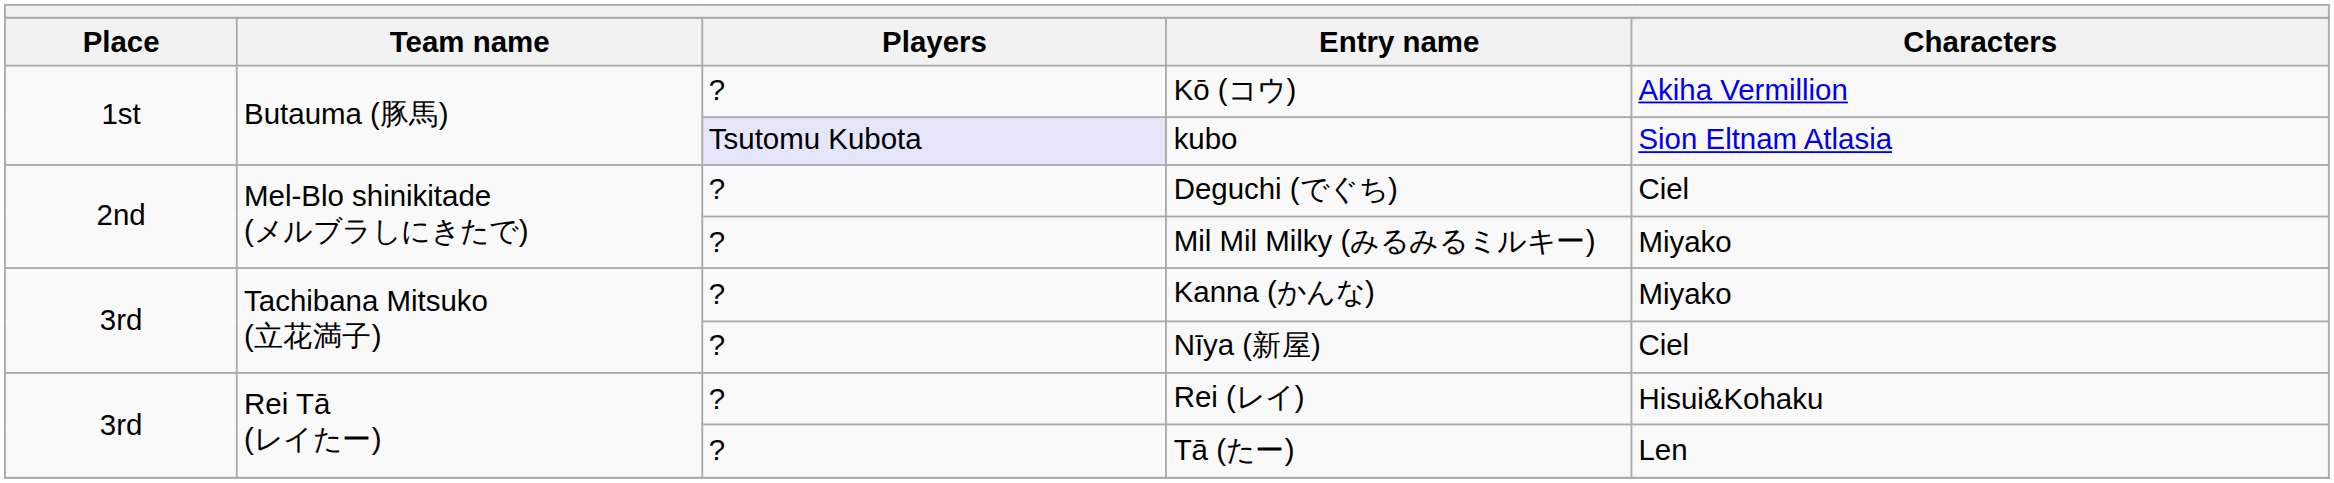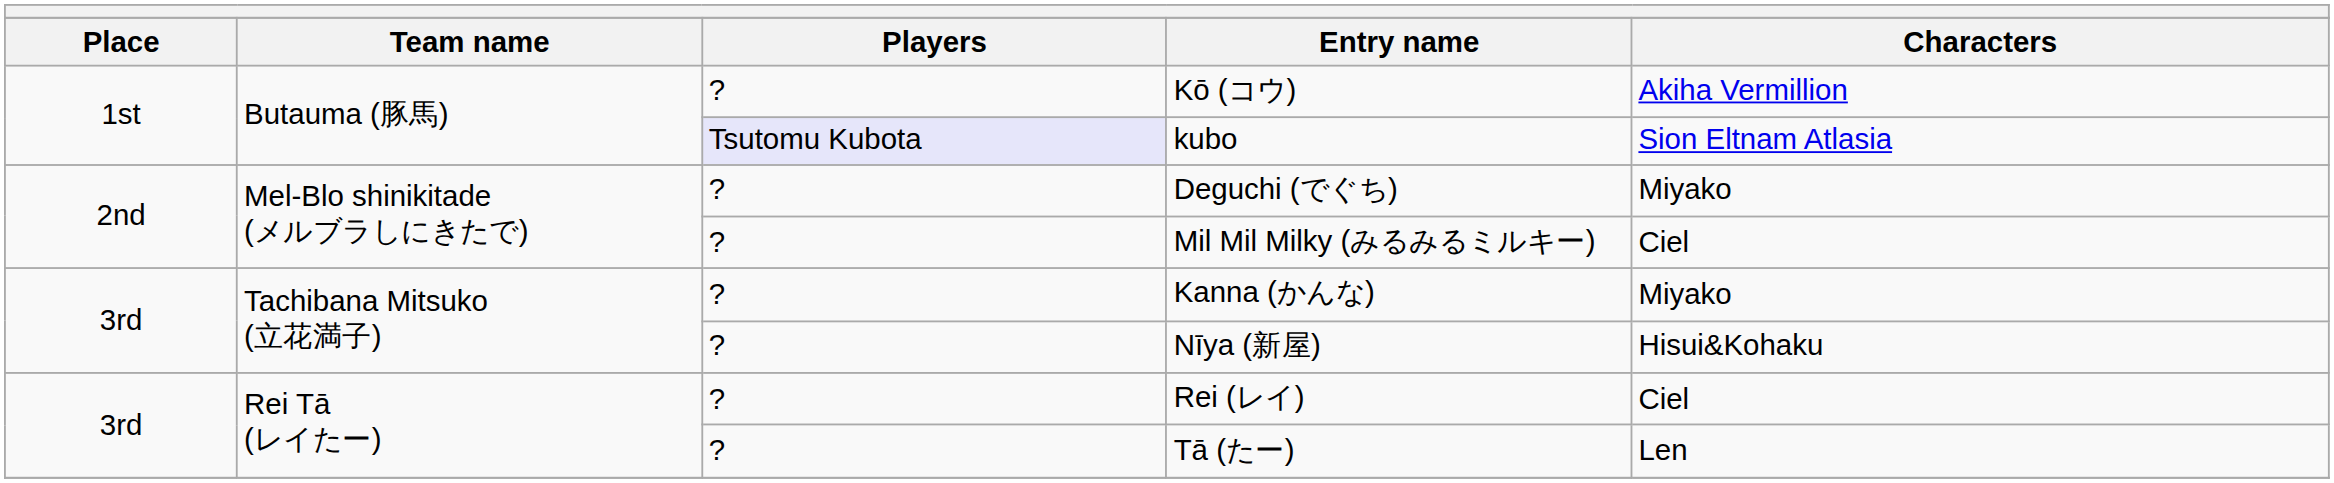(1664, 189) Ciel -> (1685, 189) Miyako
(1685, 241) Miyako -> (1664, 241) Ciel
(1664, 346) Ciel -> (1731, 346) Hisui&Kohaku
(1731, 398) Hisui&Kohaku -> (1664, 398) Ciel
